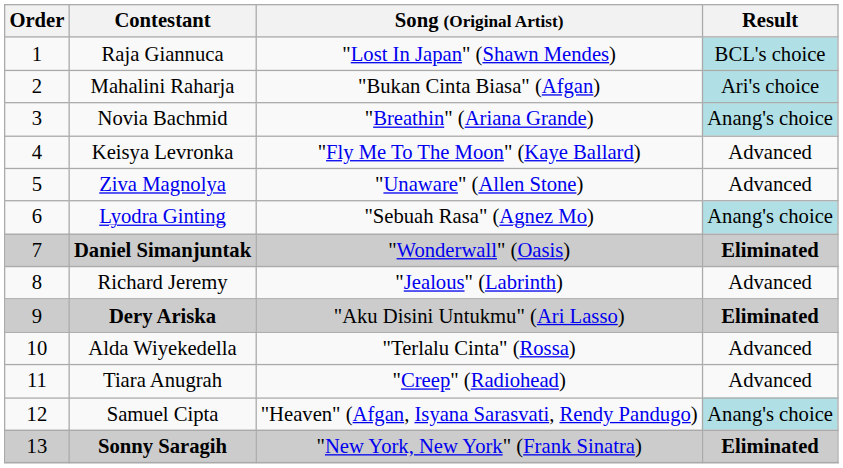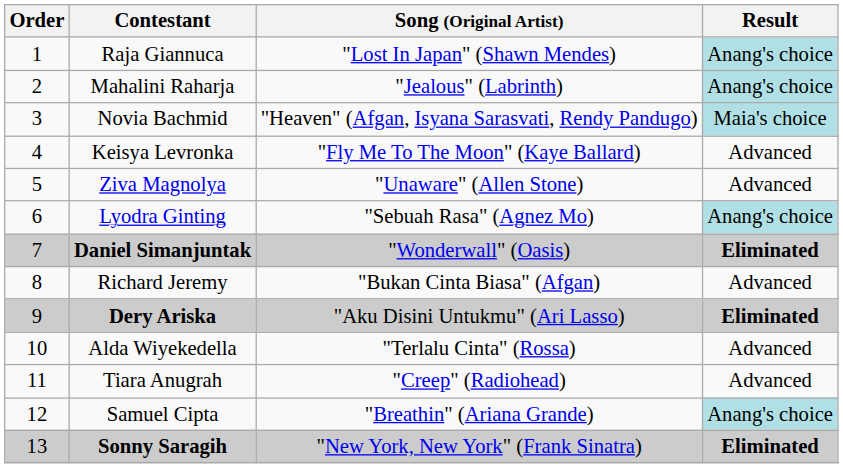(770, 53) BCL's choice -> (770, 53) Anang's choice
(479, 86) "Bukan Cinta Biasa" (Afgan) -> (479, 86) "Jealous" (Labrinth)
(770, 86) Ari's choice -> (770, 86) Anang's choice
(479, 119) "Breathin" (Ariana Grande) -> (479, 119) "Heaven" (Afgan, Isyana Sarasvati, Rendy Pandugo)
(770, 119) Anang's choice -> (770, 119) Maia's choice
(479, 282) "Jealous" (Labrinth) -> (479, 282) "Bukan Cinta Biasa" (Afgan)
(479, 413) "Heaven" (Afgan, Isyana Sarasvati, Rendy Pandugo) -> (479, 413) "Breathin" (Ariana Grande)
